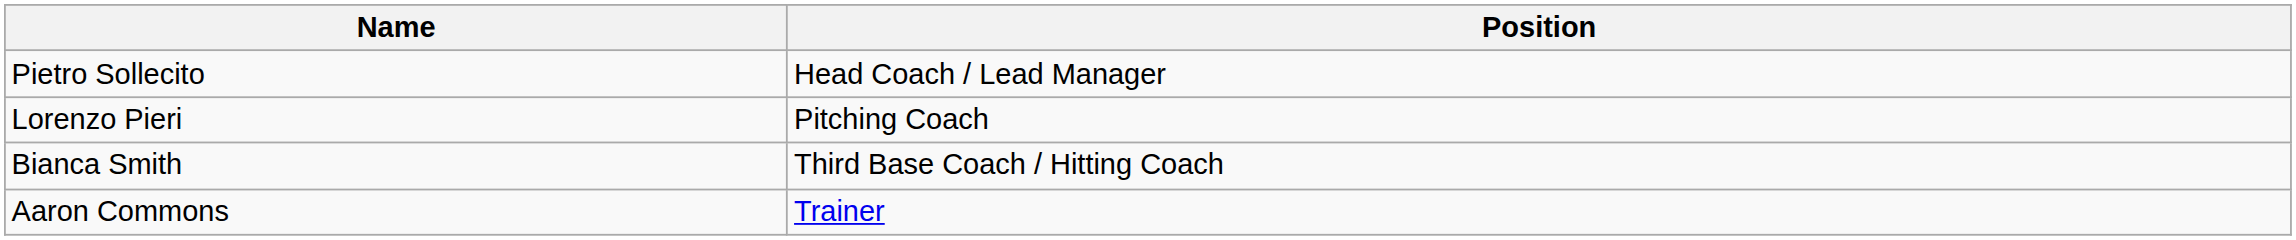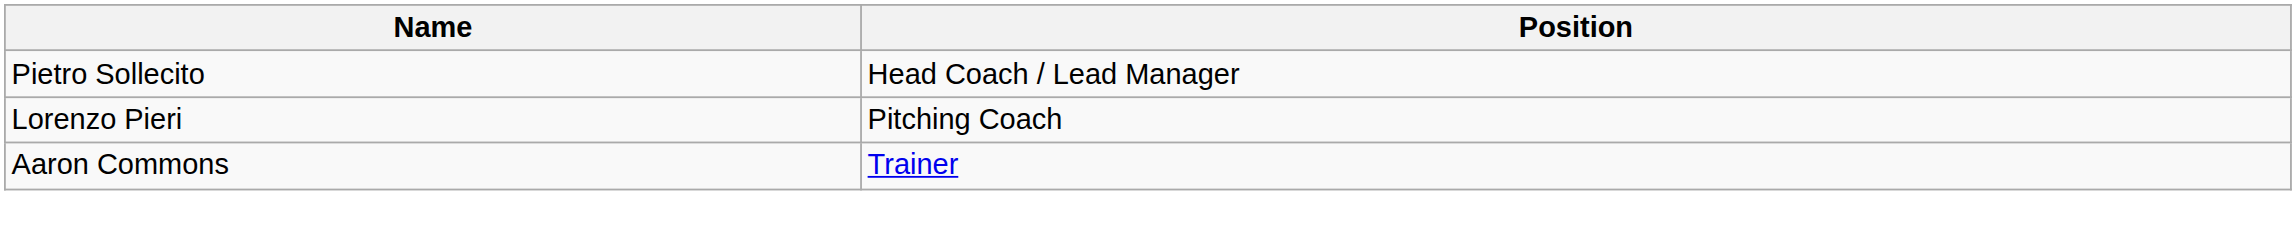- row: (97, 165)
